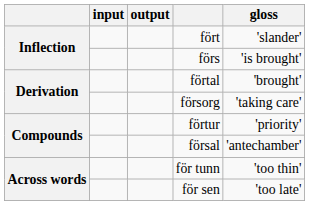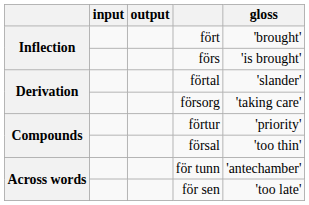(279, 37) 'slander' -> (278, 37) 'brought'
(278, 80) 'brought' -> (279, 80) 'slander'
(264, 146) 'antechamber' -> (278, 146) 'too thin'
(278, 168) 'too thin' -> (264, 168) 'antechamber'
